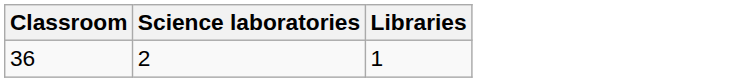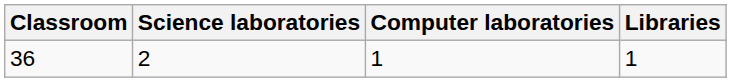+ column: (492, 22)
